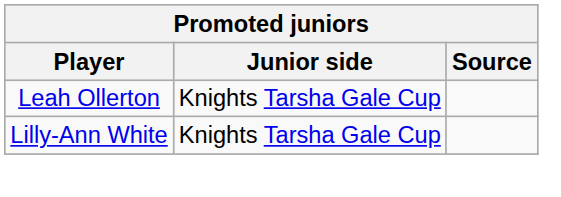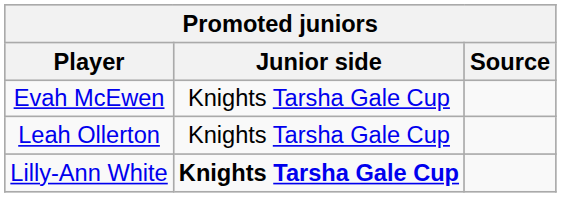+ row: (89, 98)
(310, 136) normal -> (319, 173) bold
